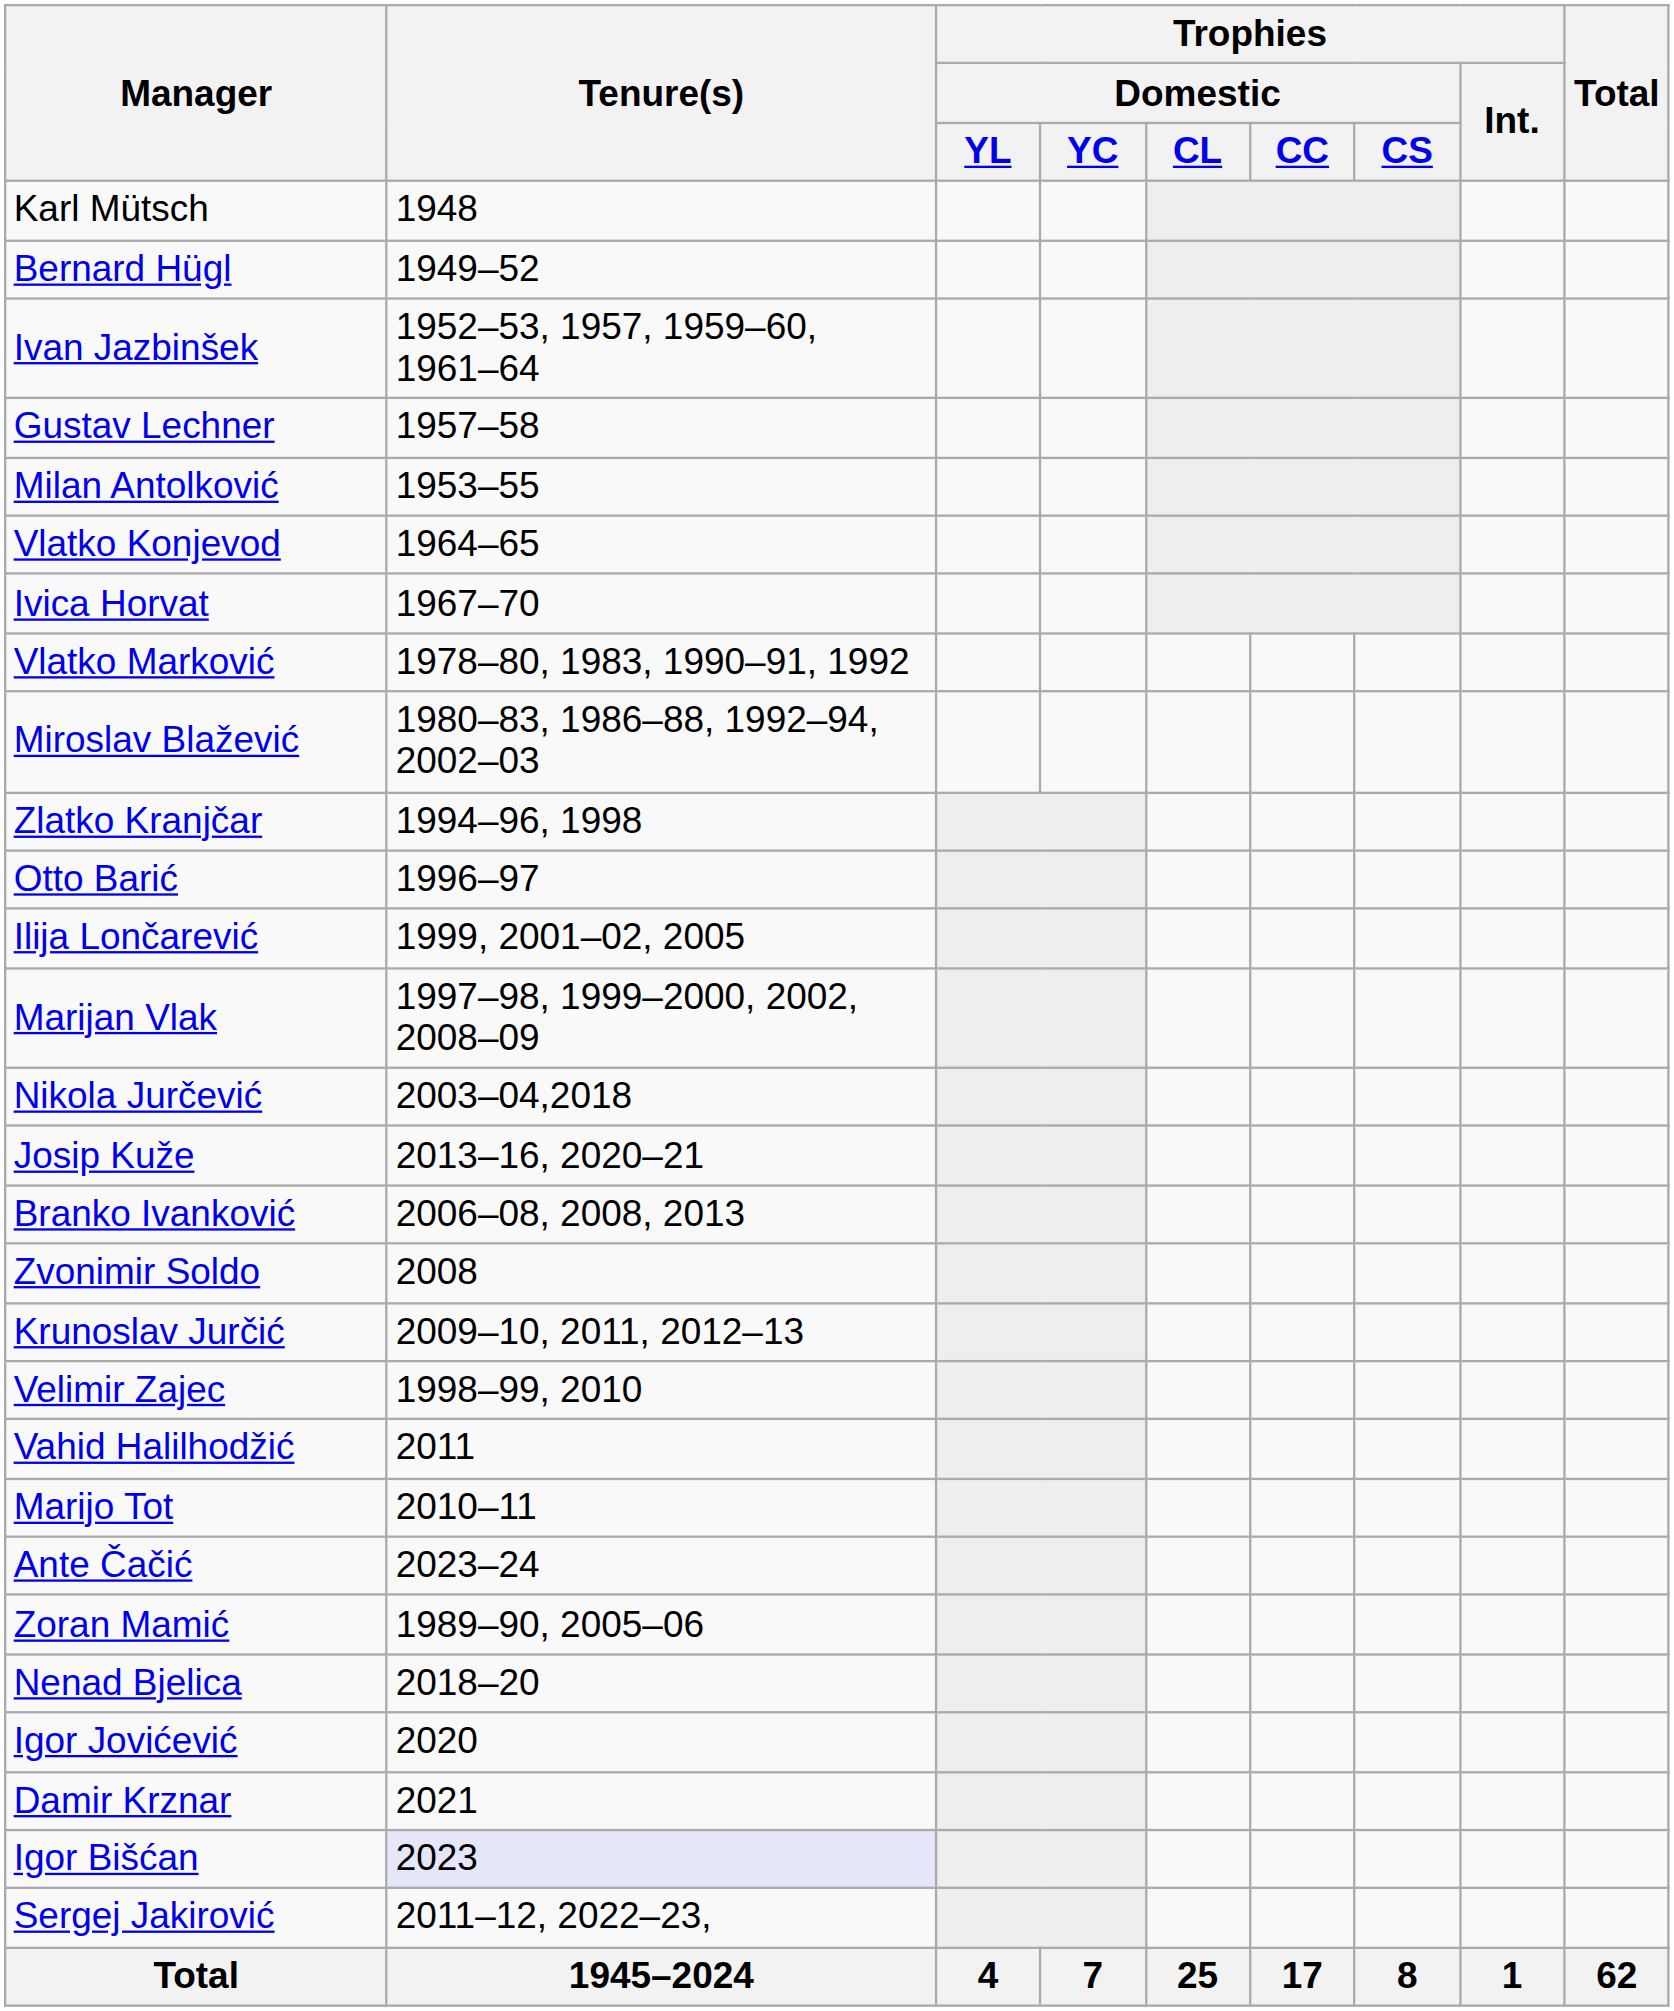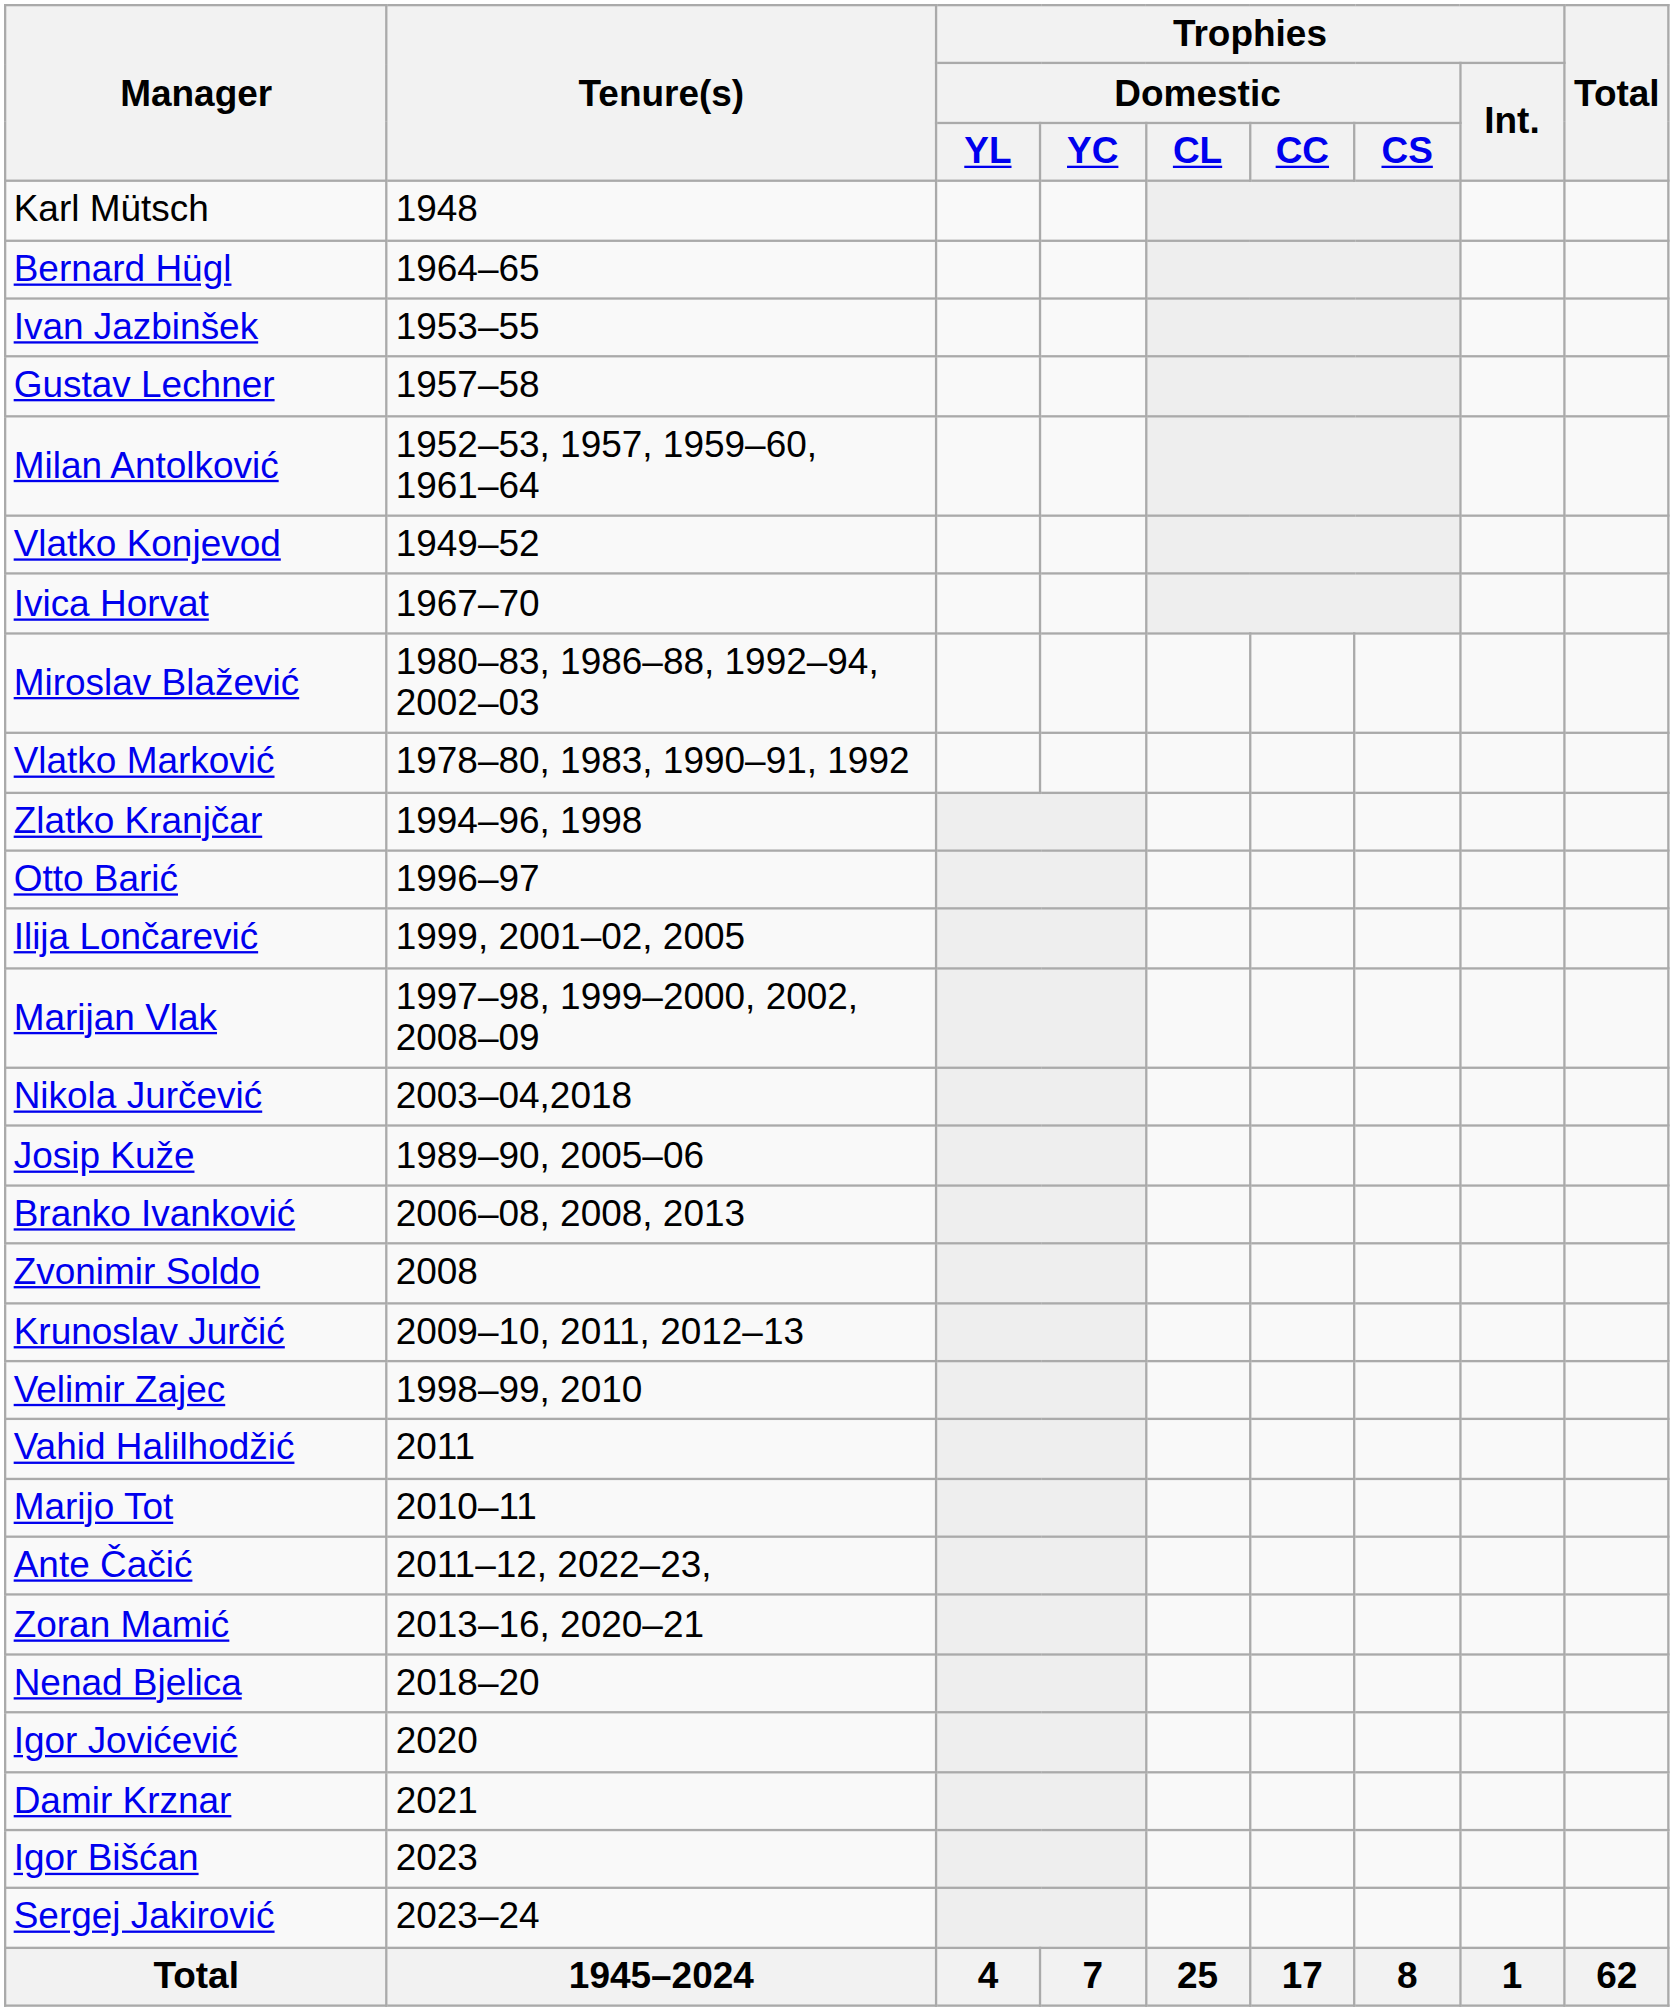(468, 268) 1949–52 -> (468, 268) 1964–65
(606, 347) 1952–53, 1957, 1959–60, 1961–64 -> (468, 326) 1953–55
(468, 485) 1953–55 -> (606, 464) 1952–53, 1957, 1959–60, 1961–64
(468, 544) 1964–65 -> (468, 544) 1949–52
rows swapped: (144, 661) <-> (156, 740)
(550, 1155) 2013–16, 2020–21 -> (550, 1155) 1989–90, 2005–06
(468, 1565) 2023–24 -> (554, 1565) 2011–12, 2022–23,
(550, 1623) 1989–90, 2005–06 -> (550, 1623) 2013–16, 2020–21
(437, 1858) lavender background -> (437, 1858) no background
(554, 1917) 2011–12, 2022–23, -> (468, 1917) 2023–24
